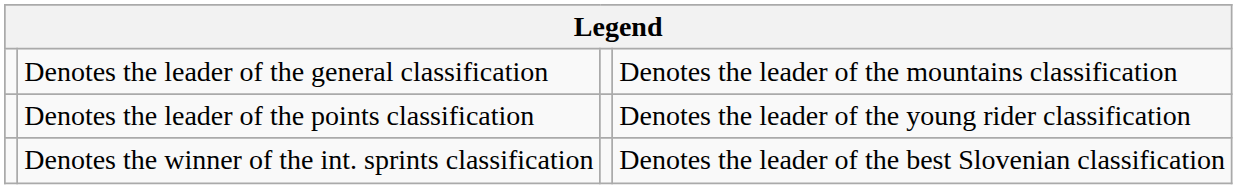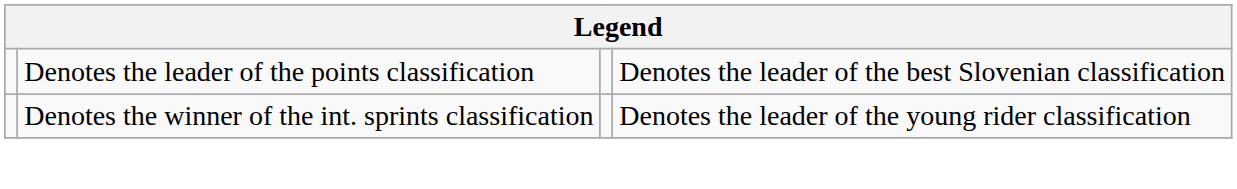- row: (286, 71)
(905, 115) Denotes the leader of the young rider classification -> (922, 71) Denotes the leader of the best Slovenian classification
(922, 159) Denotes the leader of the best Slovenian classification -> (905, 115) Denotes the leader of the young rider classification
